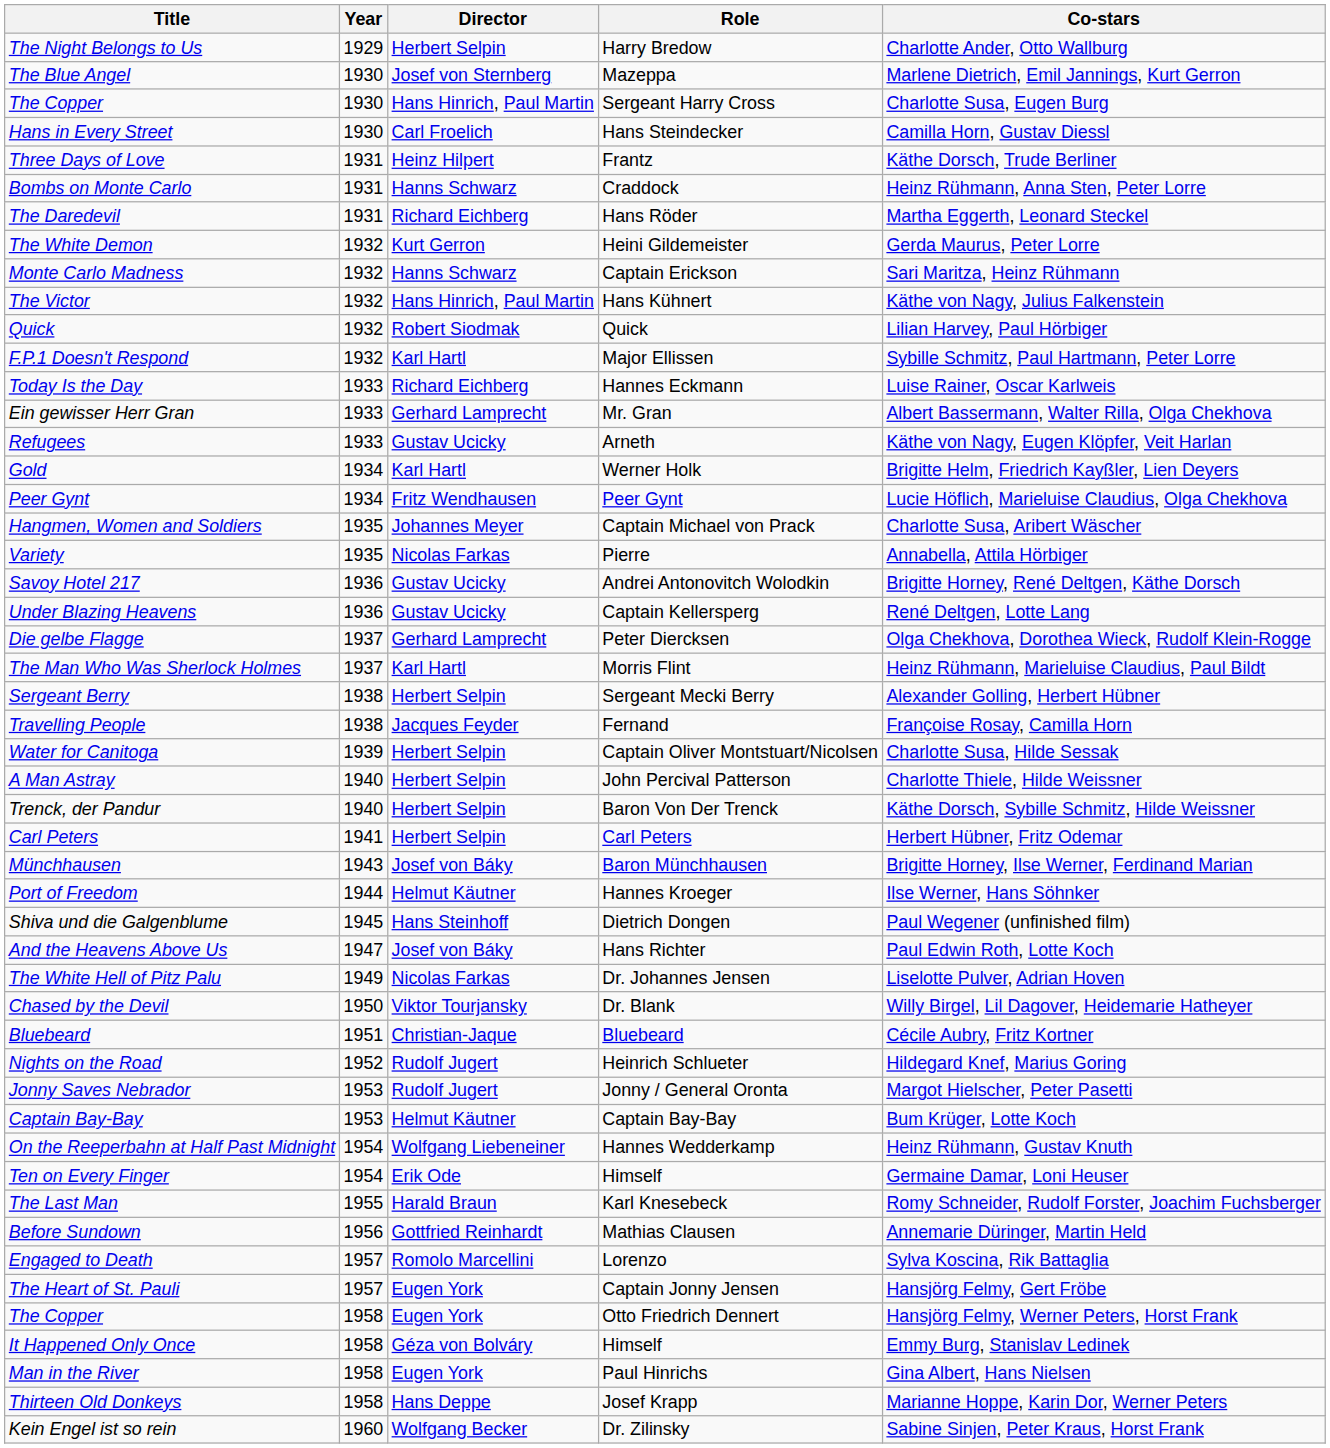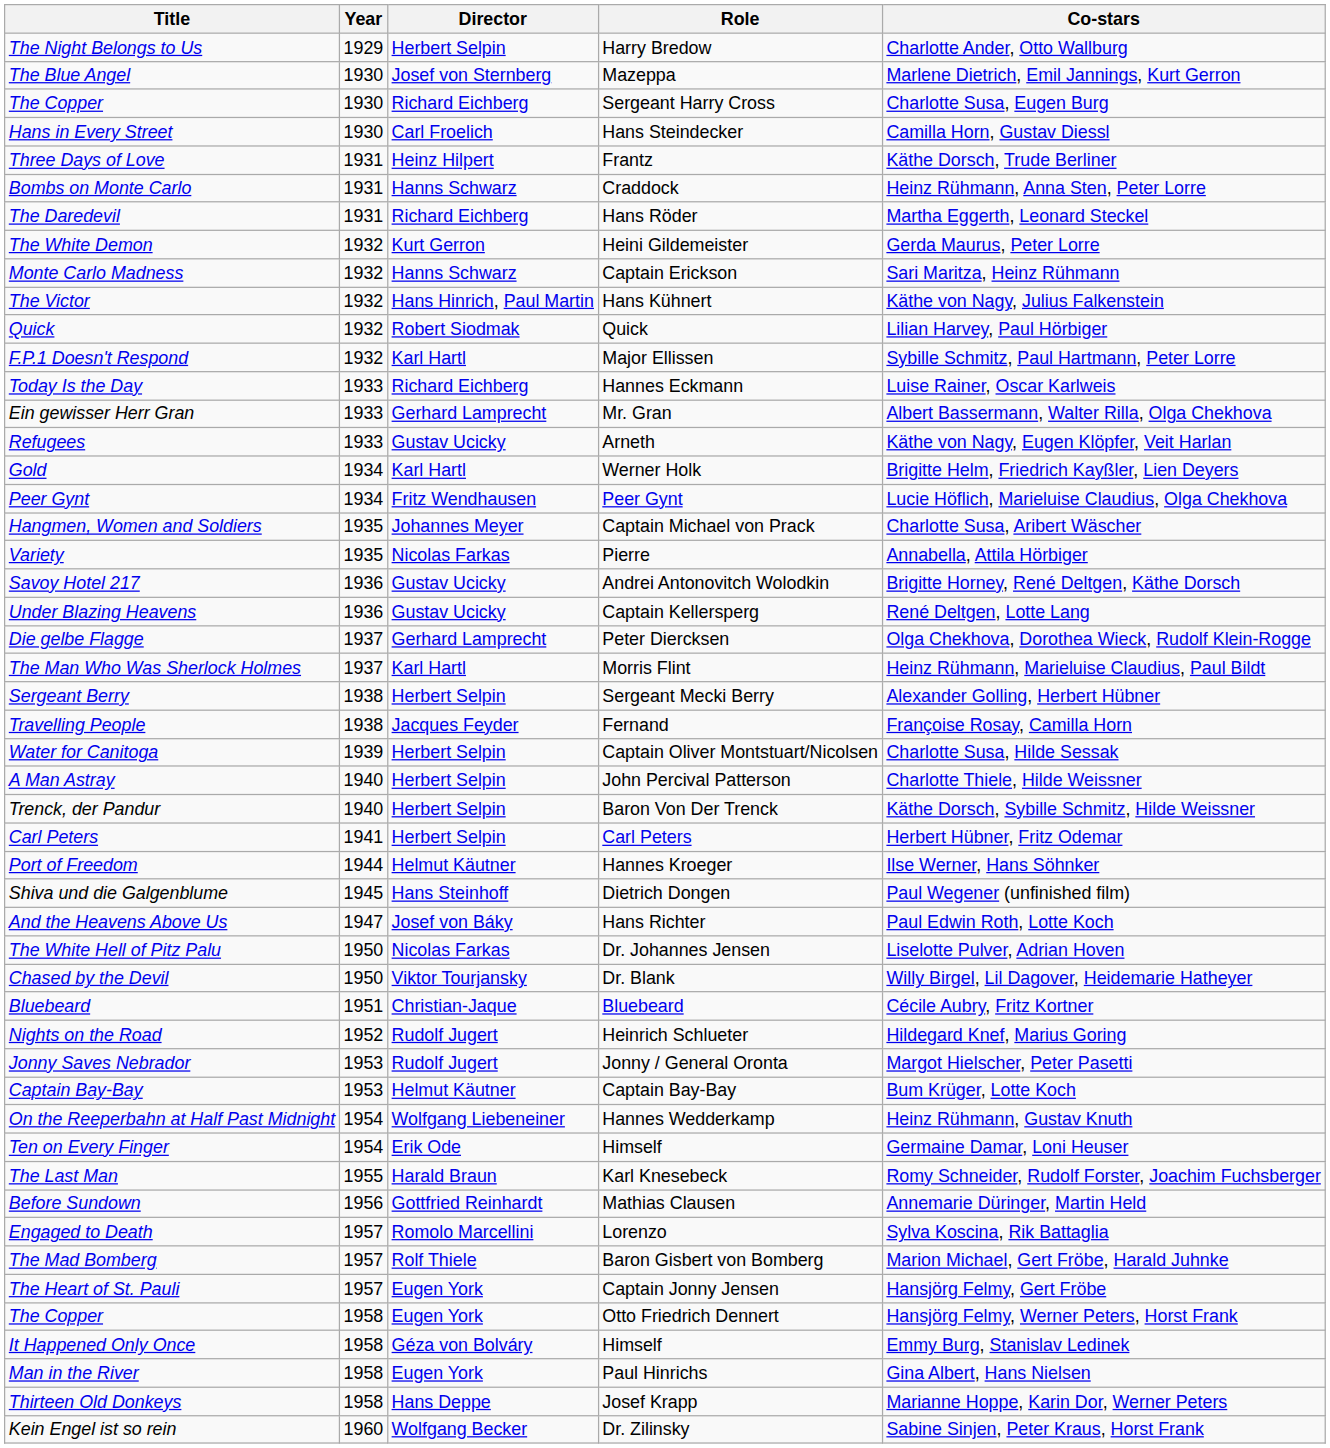(493, 104) Hans Hinrich, Paul Martin -> (460, 104) Richard Eichberg
- row: (65, 865)
(363, 978) 1949 -> (363, 950) 1950
+ row: (83, 1260)
